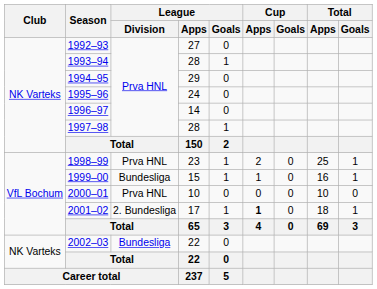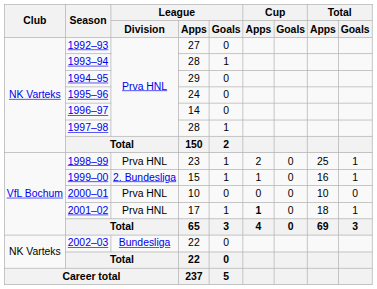(145, 177) Bundesliga -> (145, 177) 2. Bundesliga
(145, 210) 2. Bundesliga -> (145, 210) Prva HNL
